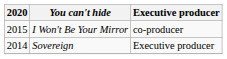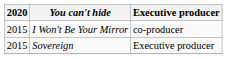(17, 45) 2014 -> (17, 45) 2015
